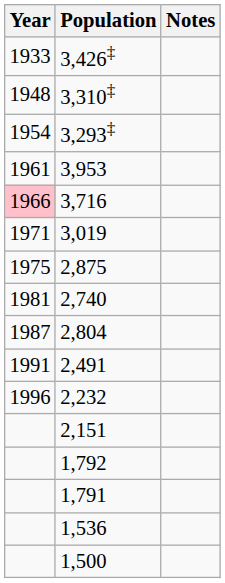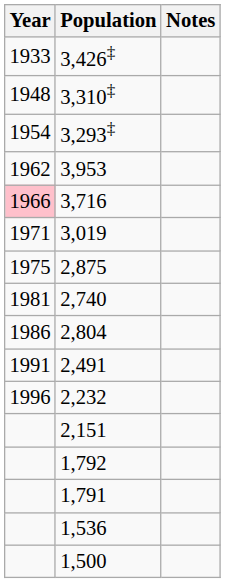(30, 168) 1961 -> (30, 168) 1962
(30, 332) 1987 -> (30, 332) 1986
